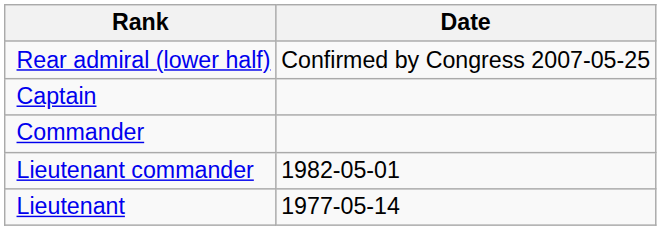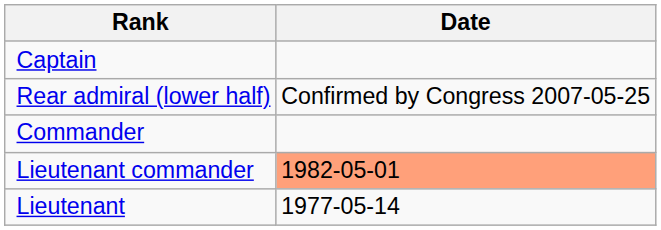rows swapped: (140, 59) <-> (53, 96)
(341, 170) no background -> (341, 170) lightsalmon background
